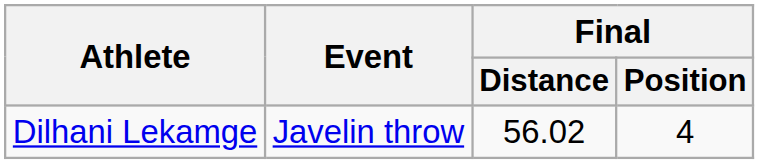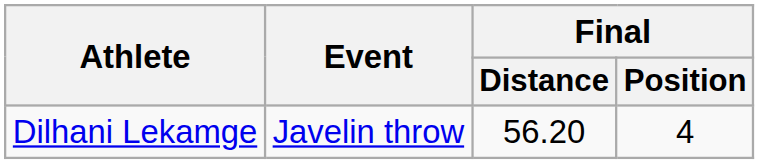(544, 132) 56.02 -> (544, 132) 56.20
